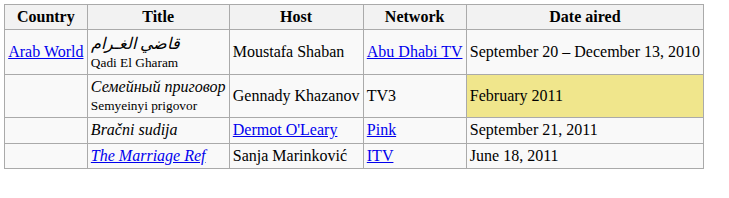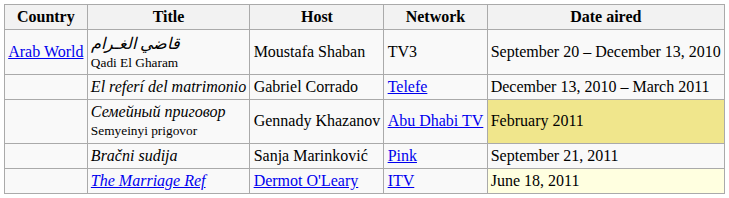(415, 52) Abu Dhabi TV -> (402, 52) TV3
+ row: (169, 86)
(381, 95) TV3 -> (435, 121) Abu Dhabi TV
(285, 130) Dermot O'Leary -> (311, 155) Sanja Marinković
(290, 155) Sanja Marinković -> (306, 181) Dermot O'Leary
(514, 155) no background -> (535, 181) lightyellow background
